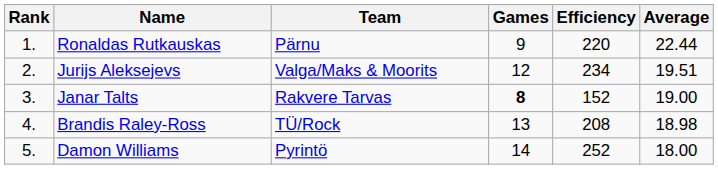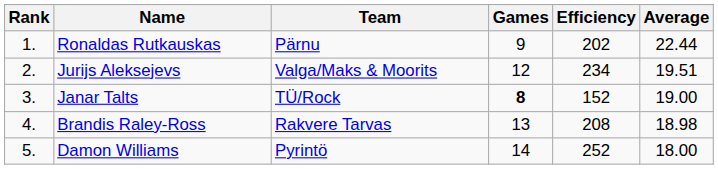(596, 44) 220 -> (596, 44) 202
(333, 97) Rakvere Tarvas -> (308, 97) TÜ/Rock
(308, 124) TÜ/Rock -> (333, 124) Rakvere Tarvas
